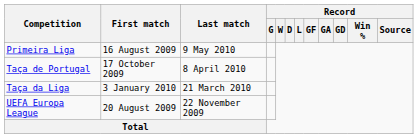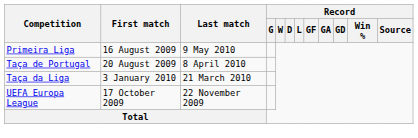(129, 69) 17 October 2009 -> (139, 64) 20 August 2009
(139, 108) 20 August 2009 -> (129, 97) 17 October 2009
